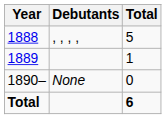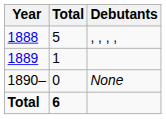columns swapped: (86, 15) <-> (142, 15)
